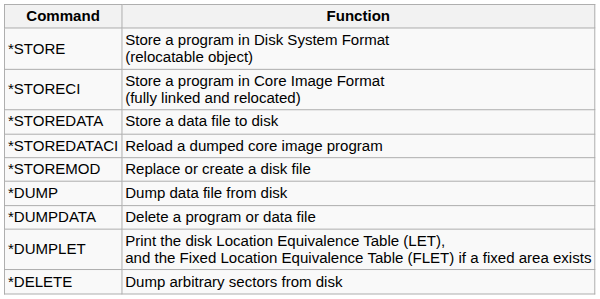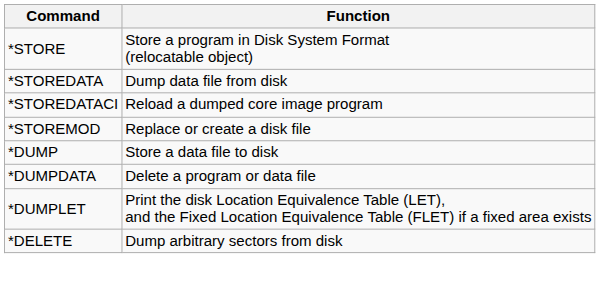- row: (44, 89)
(202, 121) Store a data file to disk -> (206, 81) Dump data file from disk
(206, 193) Dump data file from disk -> (202, 152) Store a data file to disk
